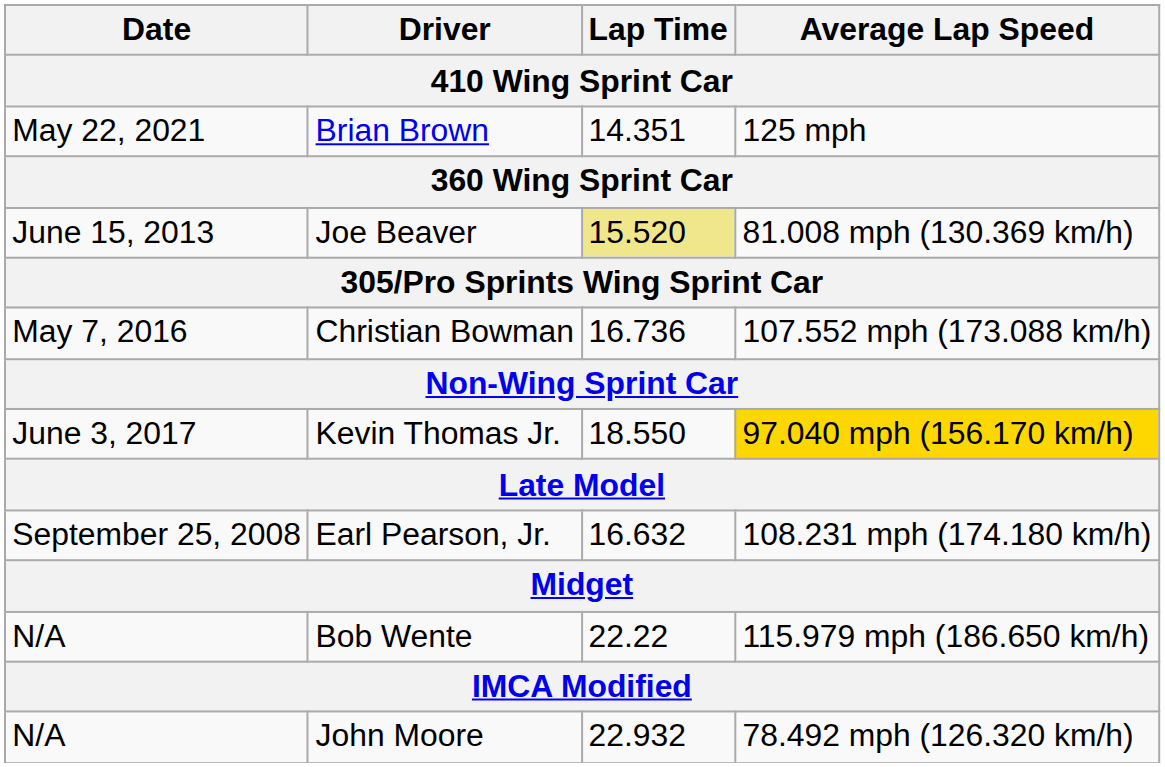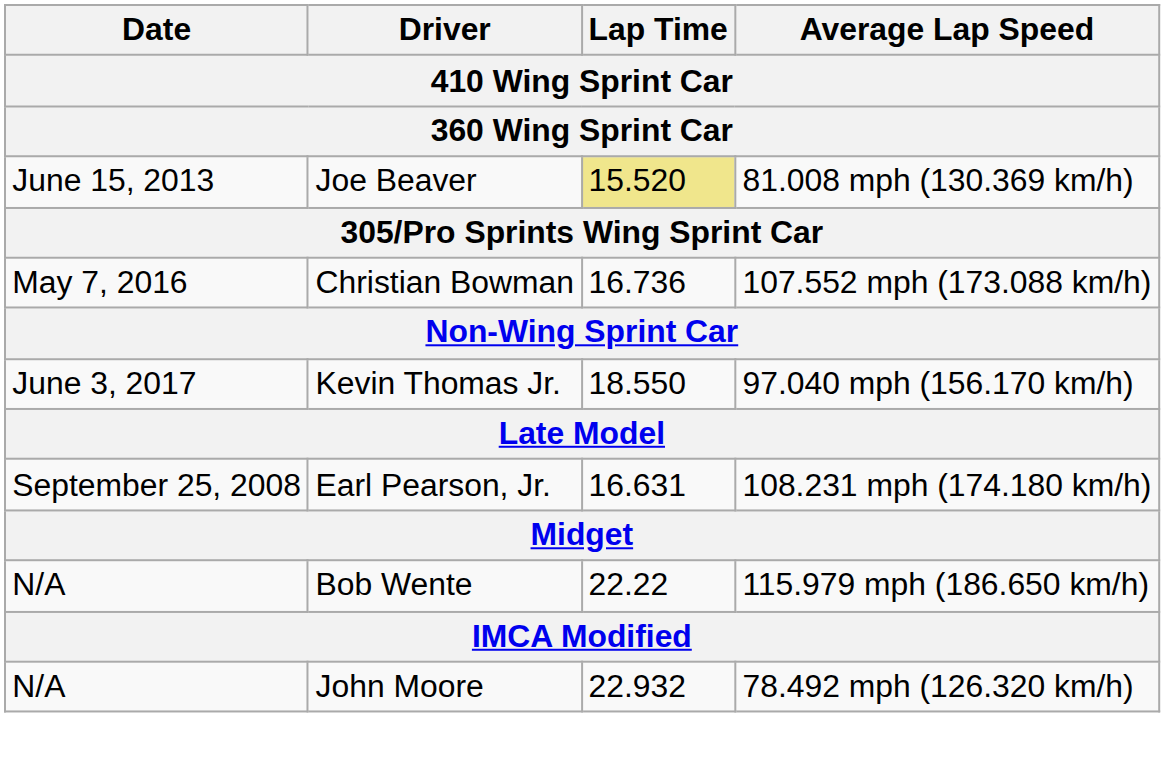- row: (402, 130)
(938, 433) gold background -> (938, 383) no background
(637, 534) 16.632 -> (637, 484) 16.631
